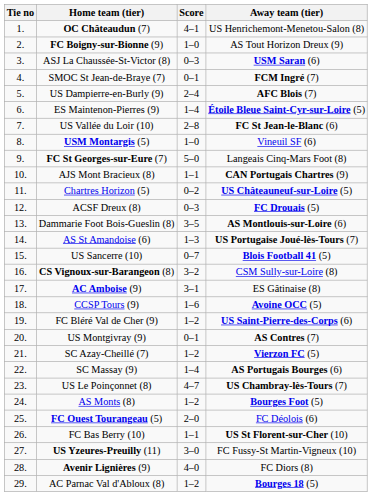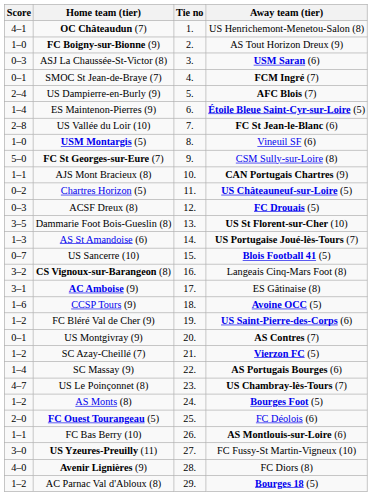columns swapped: (20, 12) <-> (191, 12)
(287, 158) Langeais Cinq-Mars Foot (8) -> (287, 158) CSM Sully-sur-Loire (8)
(287, 223) AS Montlouis-sur-Loire (6) -> (287, 223) US St Florent-sur-Cher (10)
(287, 272) CSM Sully-sur-Loire (8) -> (287, 272) Langeais Cinq-Mars Foot (8)
(287, 434) US St Florent-sur-Cher (10) -> (287, 434) AS Montlouis-sur-Loire (6)
